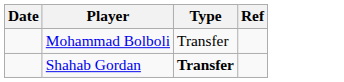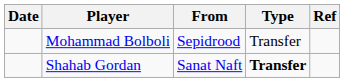+ column: (210, 16)
